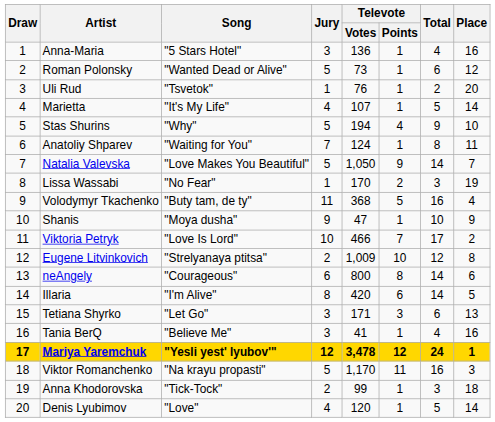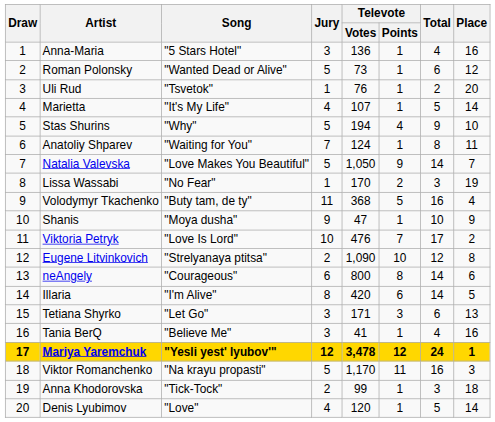(361, 239) 466 -> (361, 239) 476
(361, 257) 1,009 -> (361, 257) 1,090
